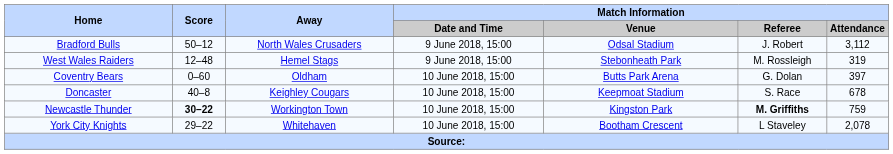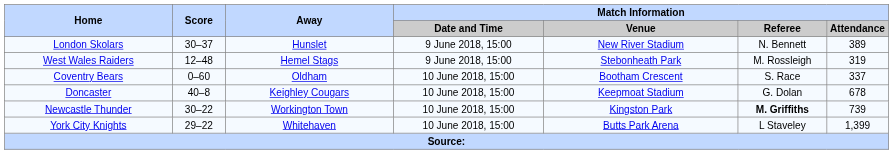- row: (88, 45)
+ row: (88, 45)
(641, 77) Butts Park Arena -> (641, 77) Bootham Crescent
(782, 77) G. Dolan -> (782, 77) S. Race
(857, 77) 397 -> (857, 77) 337
(782, 93) S. Race -> (782, 93) G. Dolan
(199, 109) bold -> (199, 109) normal
(857, 109) 759 -> (857, 109) 739
(641, 125) Bootham Crescent -> (641, 125) Butts Park Arena
(857, 125) 2,078 -> (857, 125) 1,399
